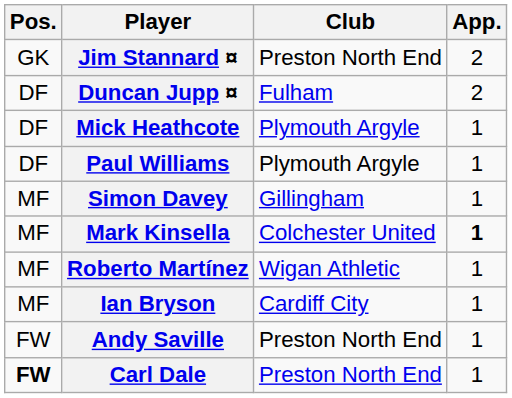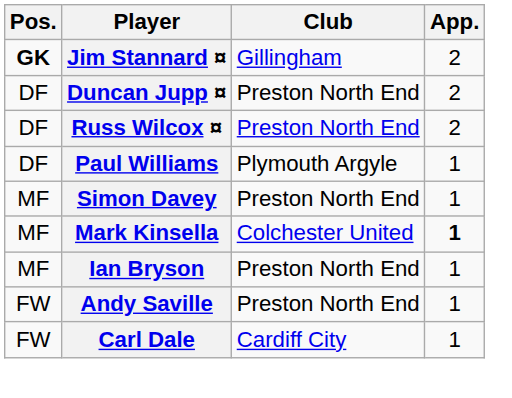(33, 57) normal -> (33, 57) bold
(350, 57) Preston North End -> (289, 57) Gillingham
(296, 92) Fulham -> (328, 92) Preston North End
- row: (158, 127)
+ row: (147, 127)
(311, 198) Gillingham -> (328, 198) Preston North End
- row: (158, 269)
(314, 304) Cardiff City -> (328, 269) Preston North End
(33, 374) bold -> (33, 339) normal
(350, 374) Preston North End -> (292, 339) Cardiff City
